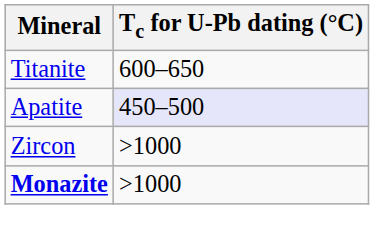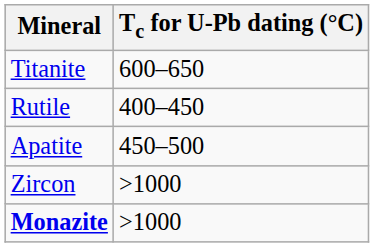+ row: (40, 107)
(162, 107) lavender background -> (162, 145) no background
